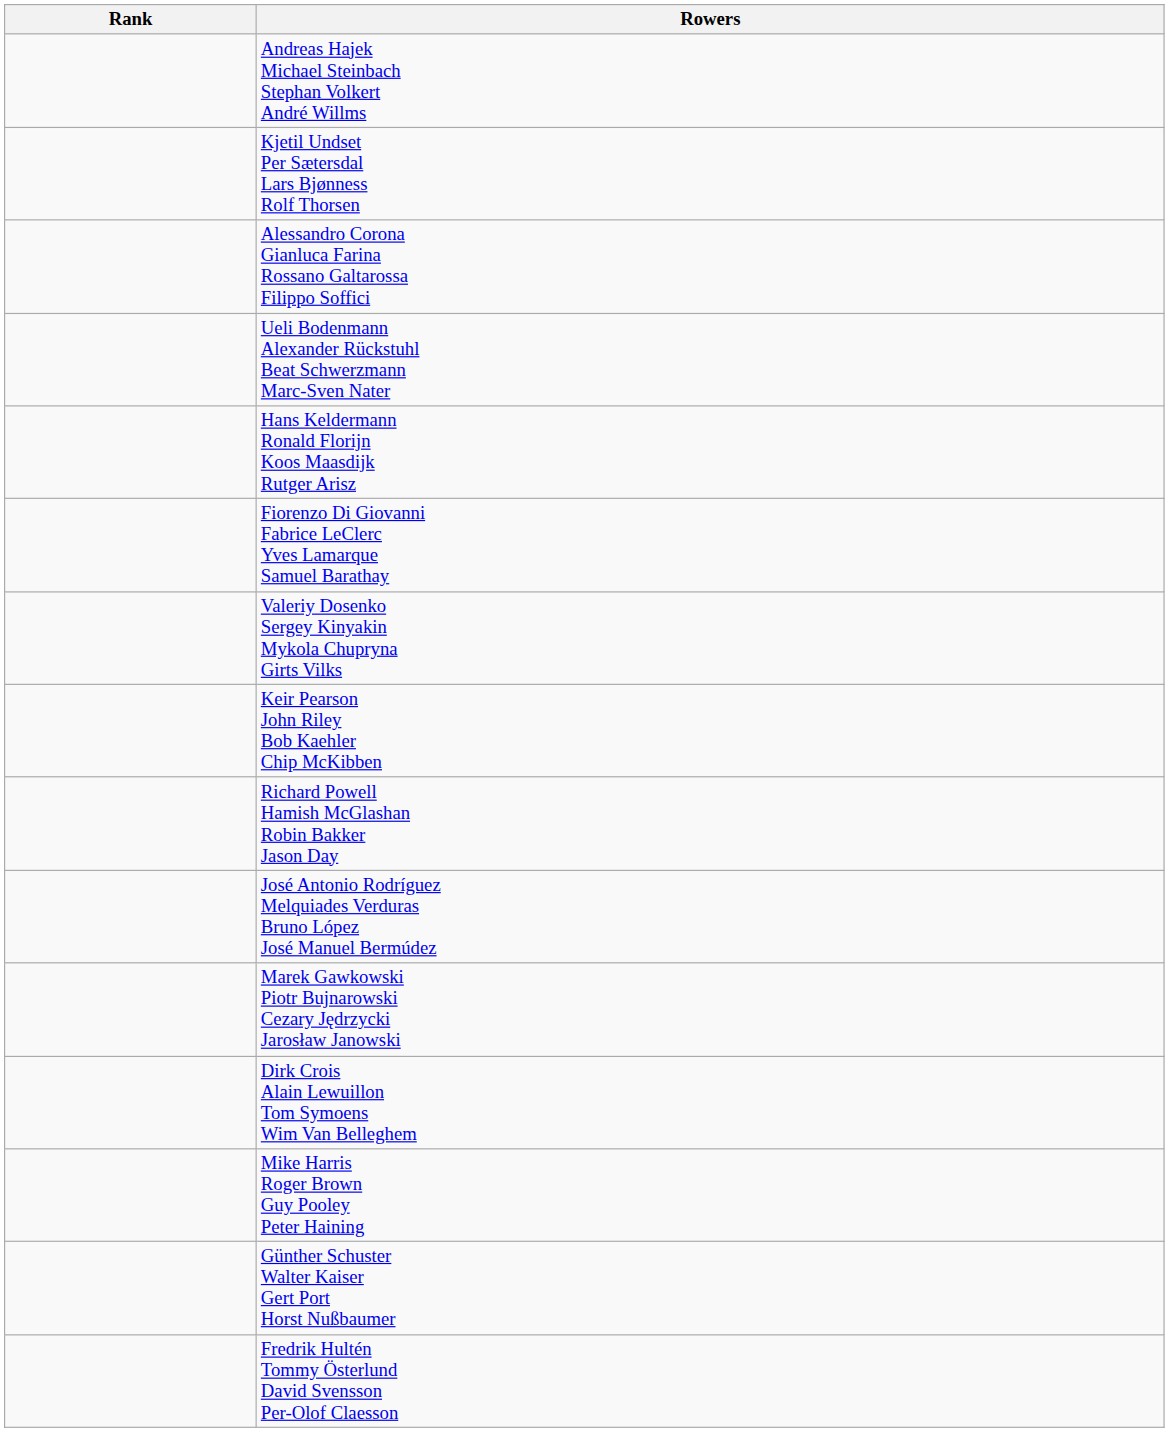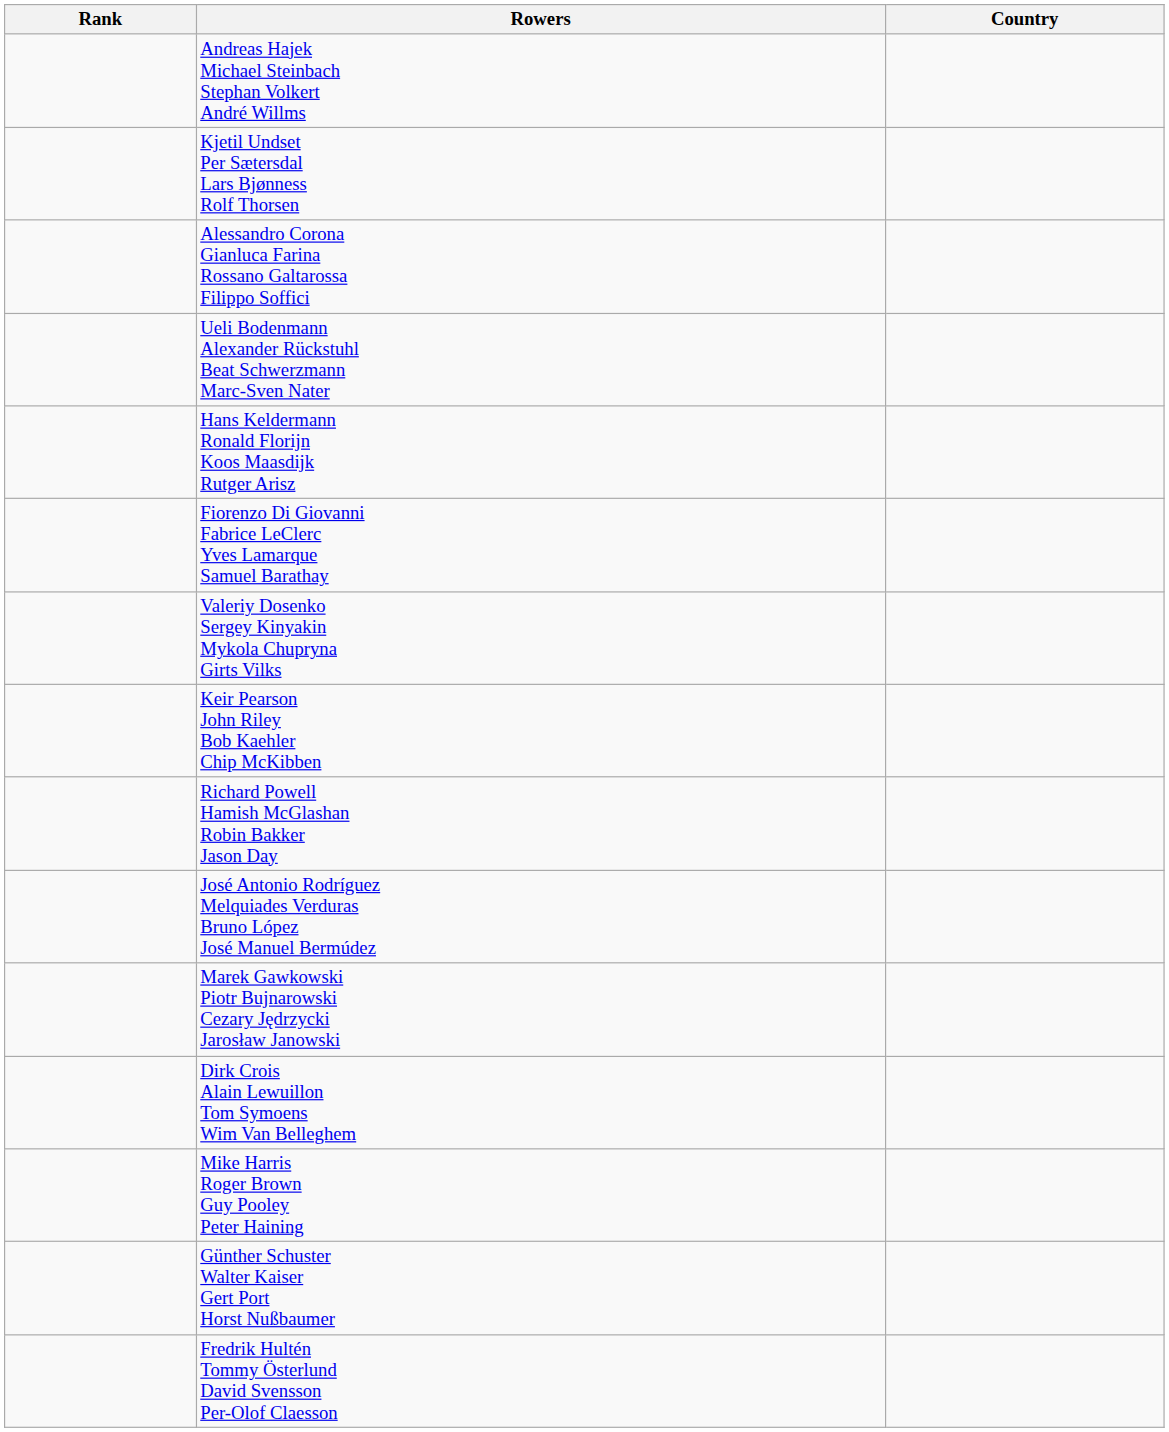+ column: (1025, 19)
